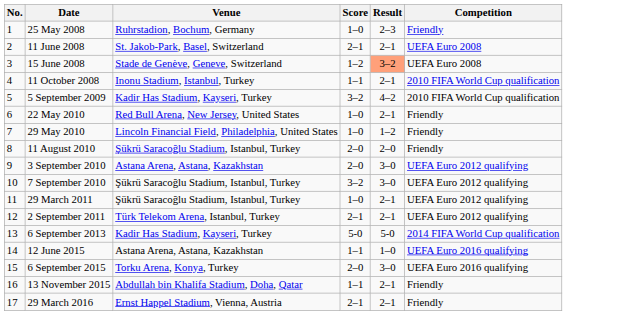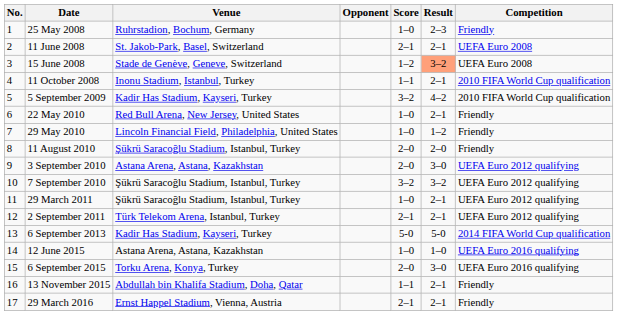+ column: (366, 13)
(388, 183) 3–0 -> (438, 183) 3–2
(355, 251) 1–1 -> (406, 251) 1–0
